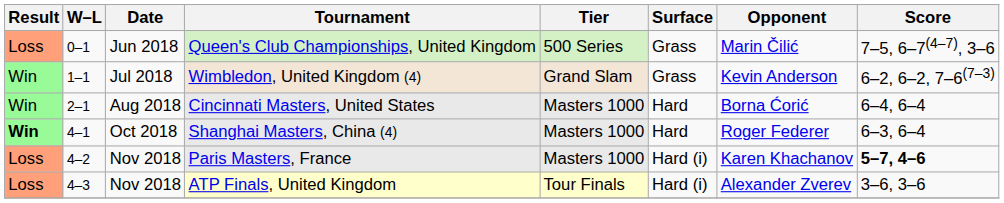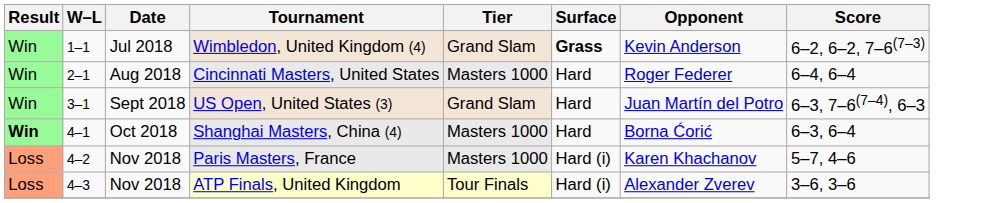- row: (362, 46)
(674, 77) normal -> (579, 46) bold
(765, 105) Borna Ćorić -> (678, 74) Roger Federer
+ row: (293, 103)
(775, 132) Roger Federer -> (668, 132) Borna Ćorić
(893, 158) bold -> (823, 158) normal
